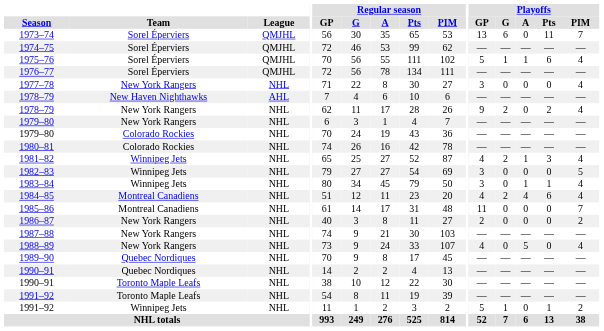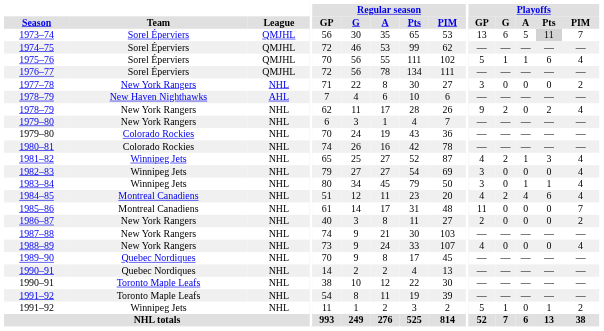(526, 35) 0 -> (526, 35) 5
(549, 35) no background -> (549, 35) lightgrey background
(581, 84) 4 -> (581, 84) 2
(581, 171) 5 -> (581, 171) 4
(526, 245) 5 -> (526, 245) 0
